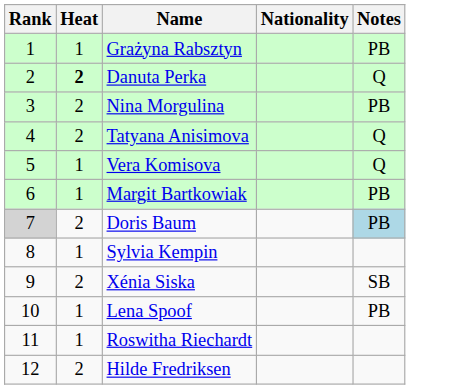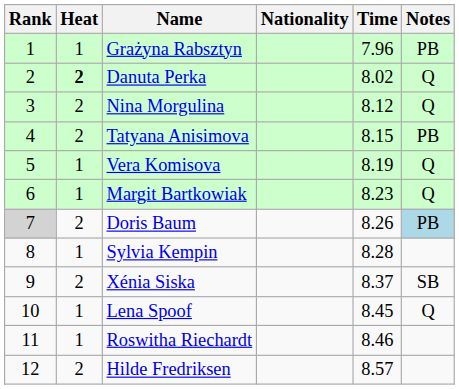+ column: (377, 19)
(379, 106) PB -> (428, 106) Q
(379, 135) Q -> (428, 135) PB
(379, 194) PB -> (428, 194) Q
(379, 310) PB -> (428, 310) Q
